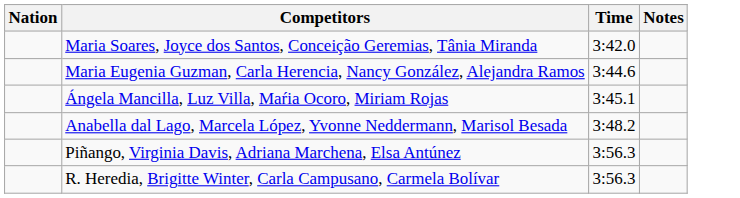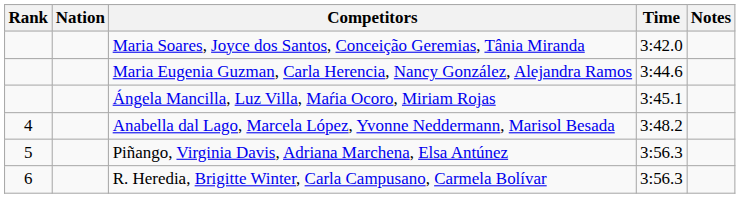+ column: (28, 17)
